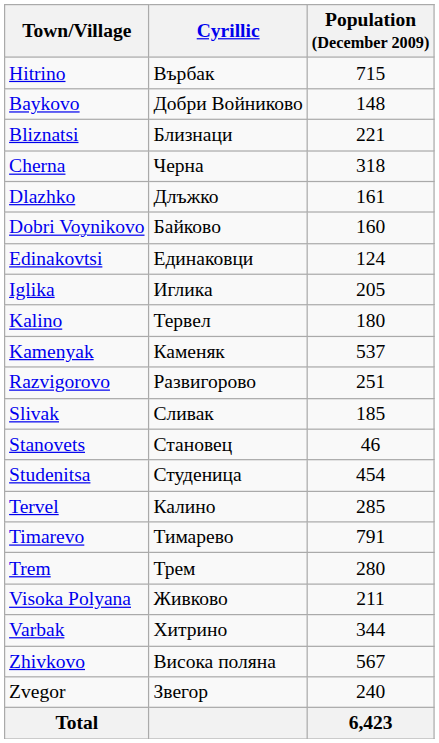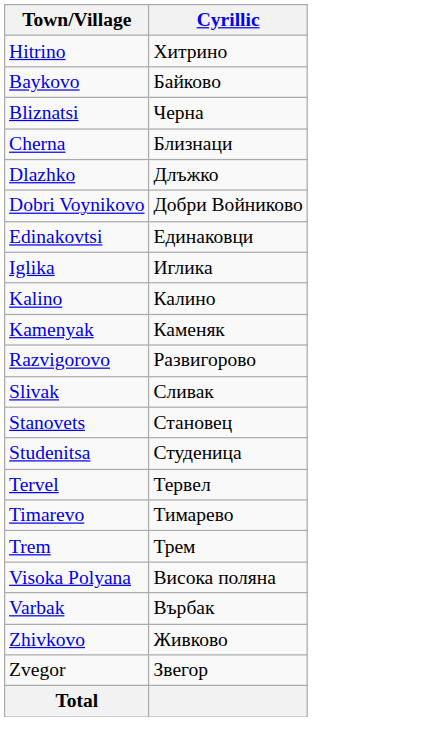- column: (371, 30)
(184, 72) Върбак -> (190, 50) Хитрино
(228, 103) Добри Войниково -> (187, 81) Байково
(193, 134) Близнаци -> (179, 112) Черна
(179, 165) Черна -> (193, 143) Близнаци
(187, 227) Байково -> (228, 205) Добри Войниково
(182, 320) Тервел -> (185, 298) Калино
(185, 506) Калино -> (182, 484) Тервел
(191, 599) Живково -> (215, 577) Висока поляна
(190, 630) Хитрино -> (184, 608) Върбак
(215, 661) Висока поляна -> (191, 639) Живково
